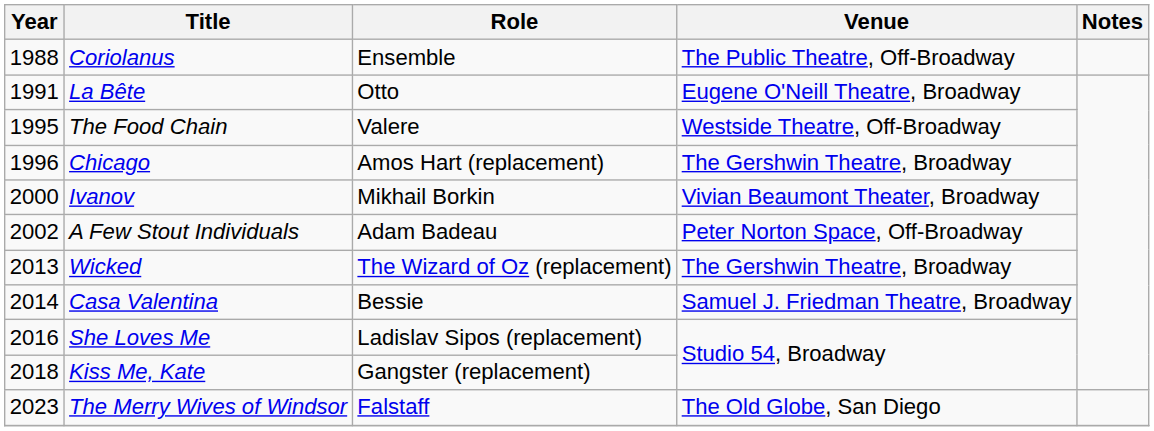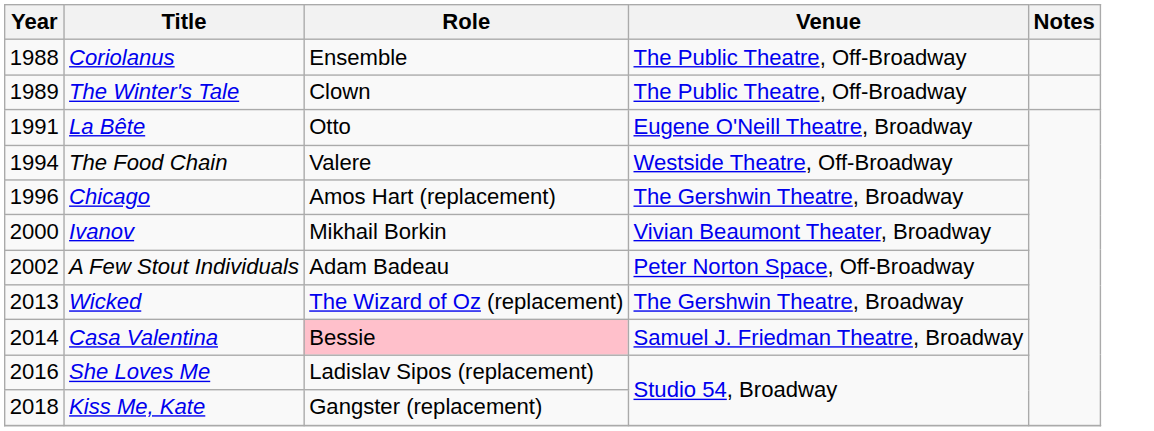+ row: (154, 92)
(34, 127) 1995 -> (34, 162) 1994
(391, 302) no background -> (342, 337) pink background
- row: (208, 407)
